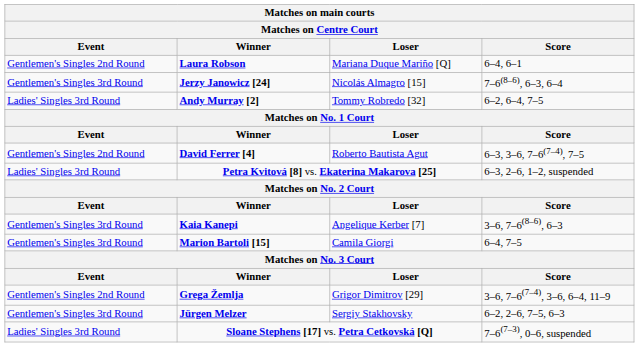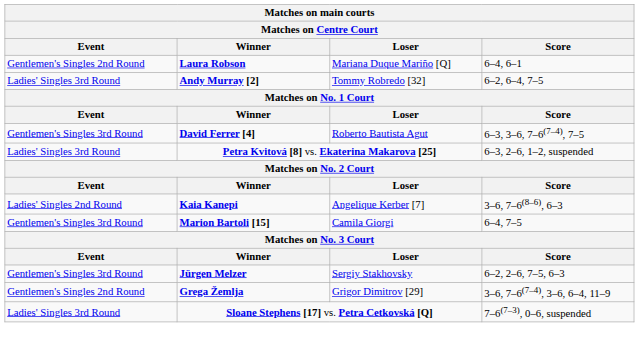- row: (225, 82)
(76, 153) Gentlemen's Singles 2nd Round -> (75, 133) Gentlemen's Singles 3rd Round
(75, 224) Gentlemen's Singles 3rd Round -> (65, 204) Ladies' Singles 2nd Round
rows swapped: (212, 295) <-> (213, 313)
